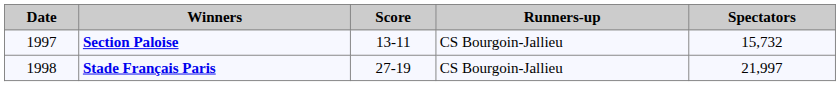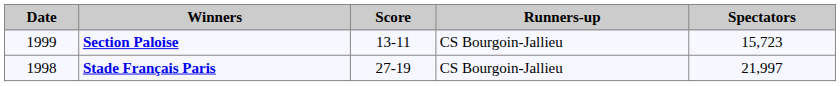(42, 42) 1997 -> (42, 42) 1999
(762, 42) 15,732 -> (762, 42) 15,723
